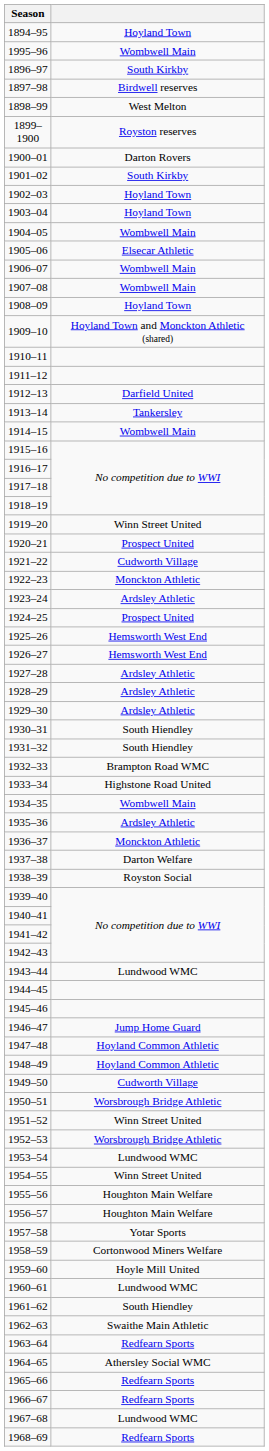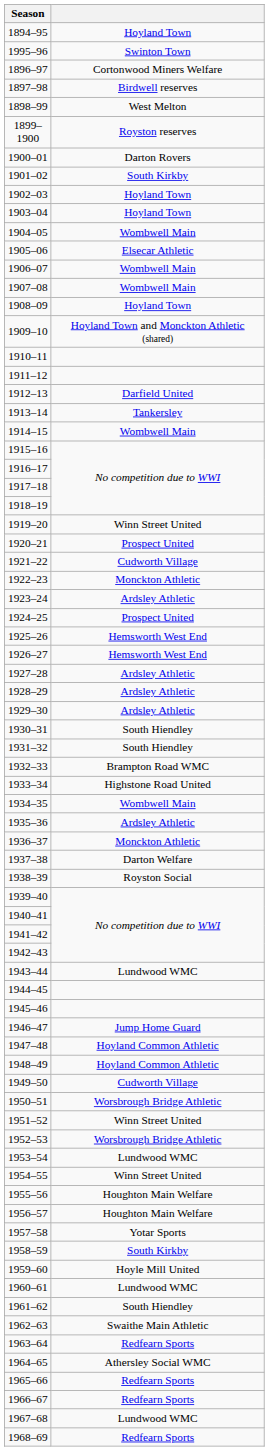(158, 50) Wombwell Main -> (158, 50) Swinton Town
(158, 69) South Kirkby -> (158, 69) Cortonwood Miners Welfare
(158, 1250) Cortonwood Miners Welfare -> (158, 1250) South Kirkby
